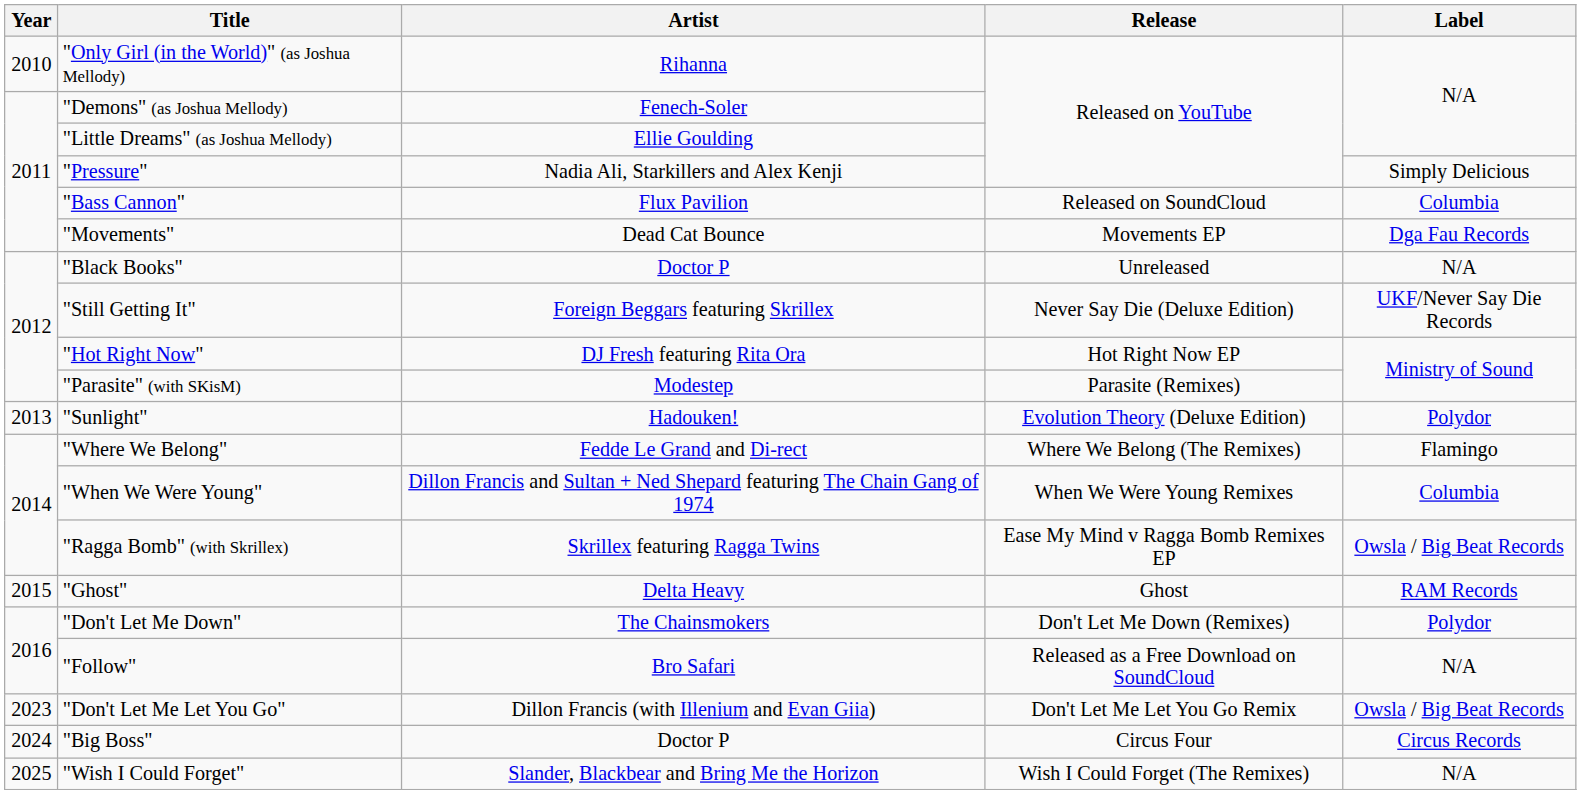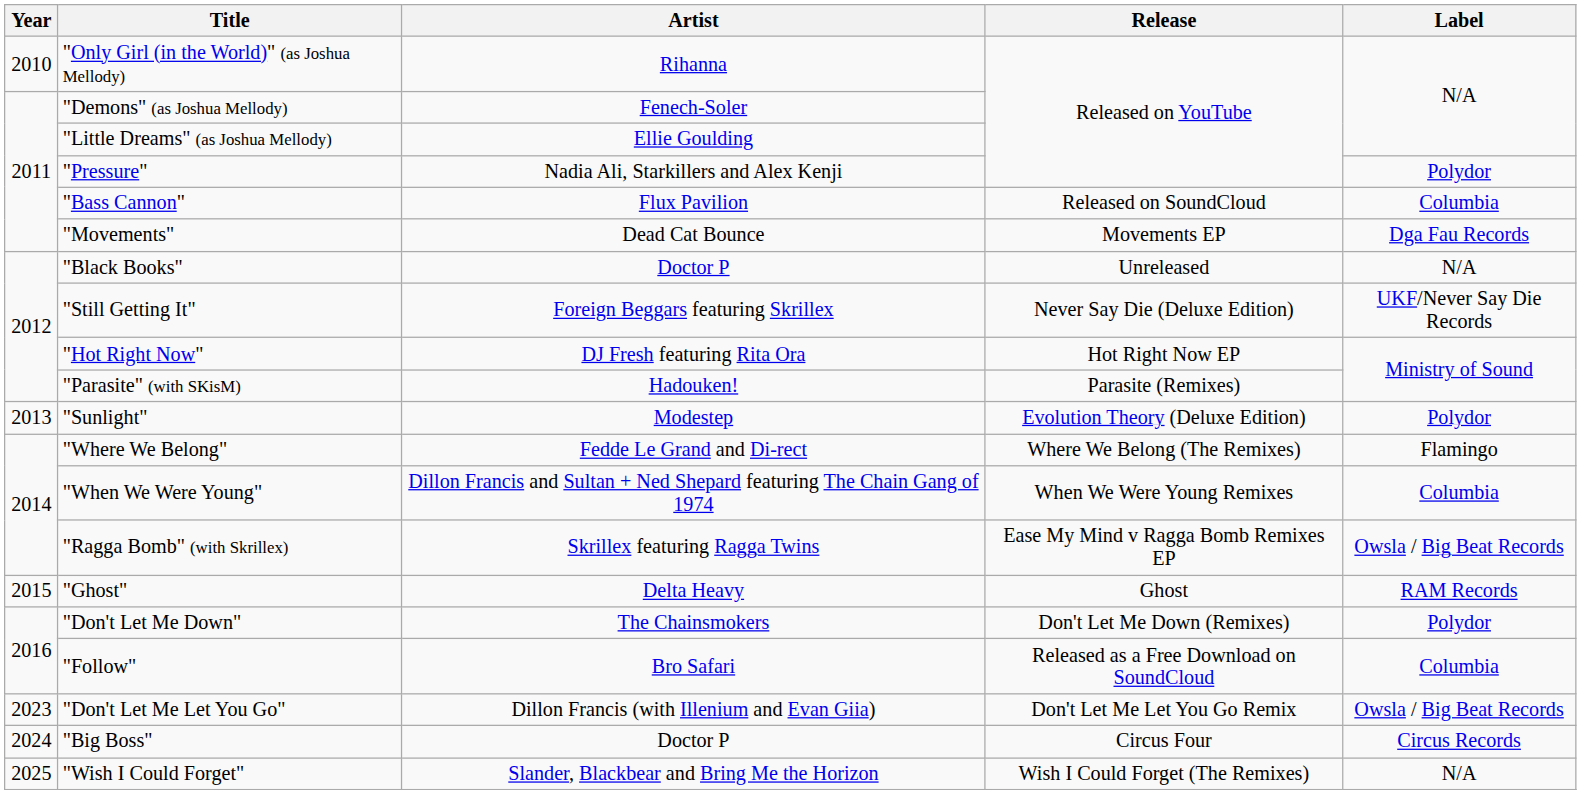(1459, 171) Simply Delicious -> (1459, 171) Polydor
(693, 385) Modestep -> (693, 385) Hadouken!
(693, 417) Hadouken! -> (693, 417) Modestep
(1459, 666) N/A -> (1459, 666) Columbia
